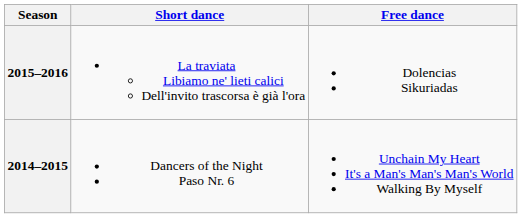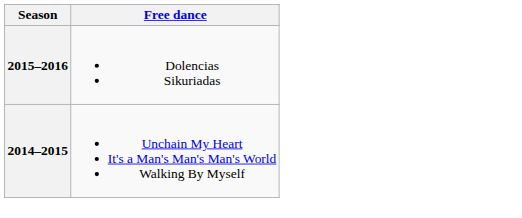- column: (190, 15)
